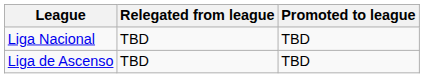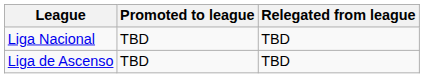columns swapped: (348, 15) <-> (197, 15)
